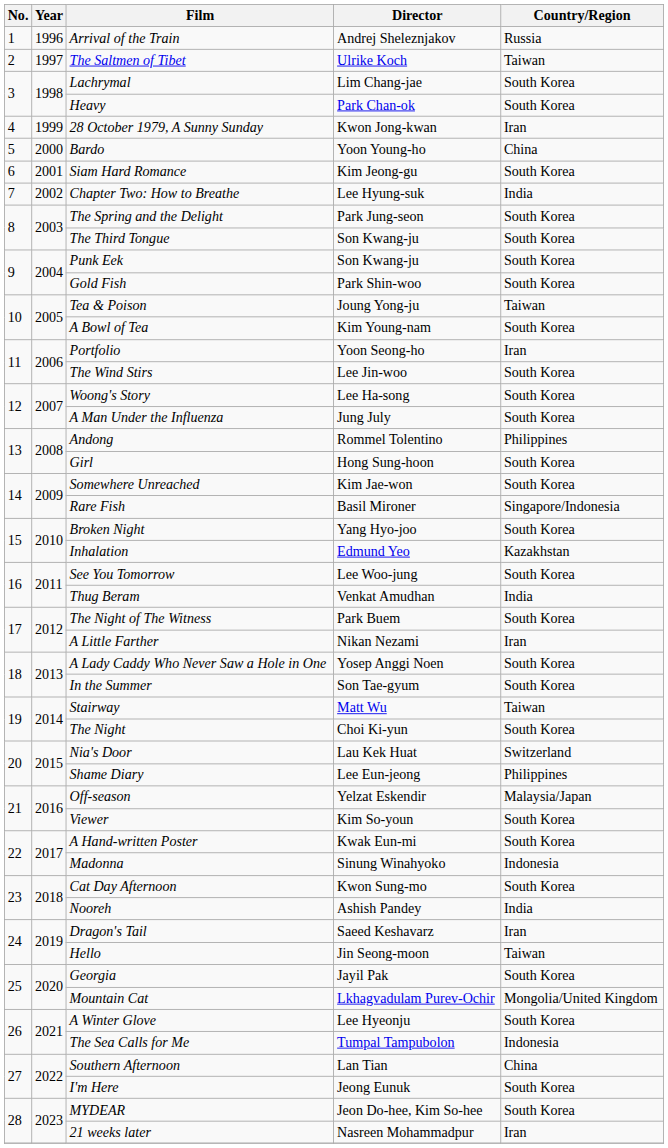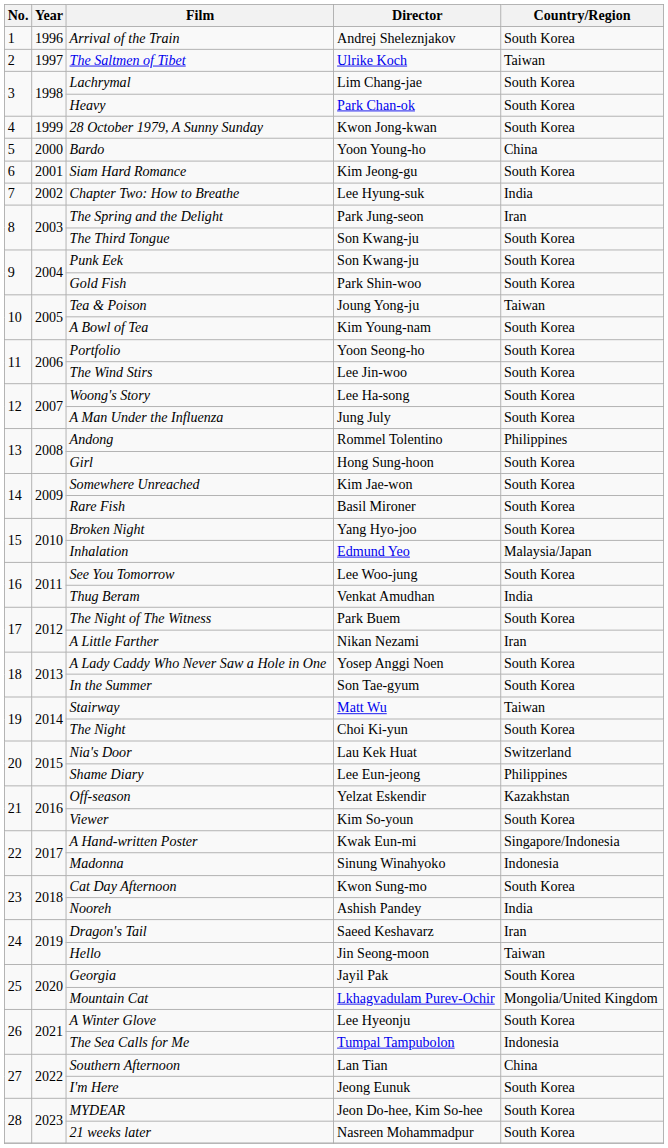(523, 37) Russia -> (539, 37) South Korea
(515, 127) Iran -> (539, 127) South Korea
(539, 216) South Korea -> (515, 216) Iran
(515, 350) Iran -> (539, 350) South Korea
(562, 506) Singapore/Indonesia -> (539, 506) South Korea
(537, 551) Kazakhstan -> (548, 551) Malaysia/Japan
(548, 797) Malaysia/Japan -> (537, 797) Kazakhstan
(539, 841) South Korea -> (562, 841) Singapore/Indonesia
(515, 1132) Iran -> (539, 1132) South Korea
